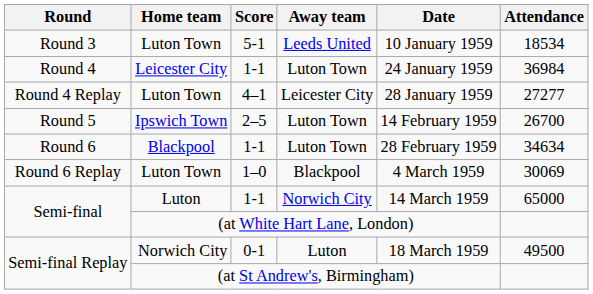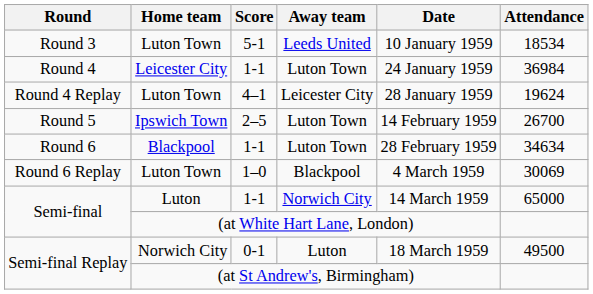(544, 95) 27277 -> (544, 95) 19624
